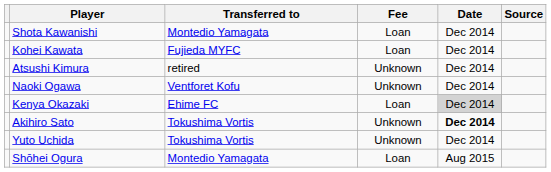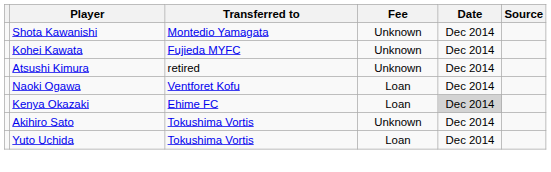(398, 32) Loan -> (398, 32) Unknown
(398, 50) Loan -> (398, 50) Unknown
(398, 86) Unknown -> (398, 86) Loan
(470, 122) bold -> (470, 122) normal
(398, 140) Unknown -> (398, 140) Loan
- row: (47, 158)
